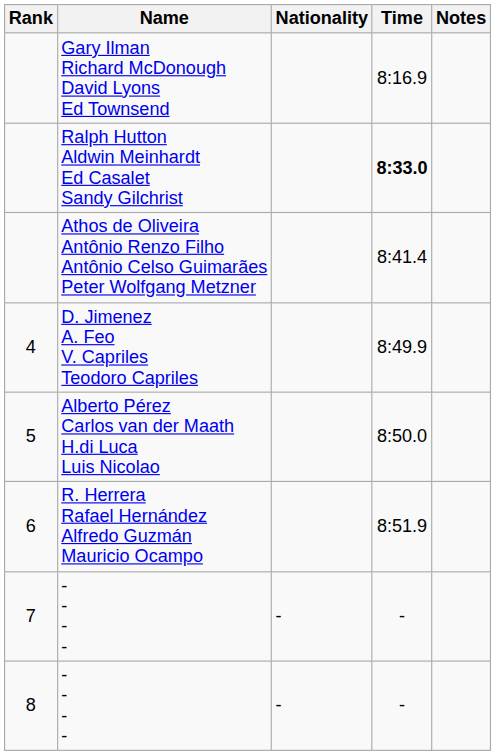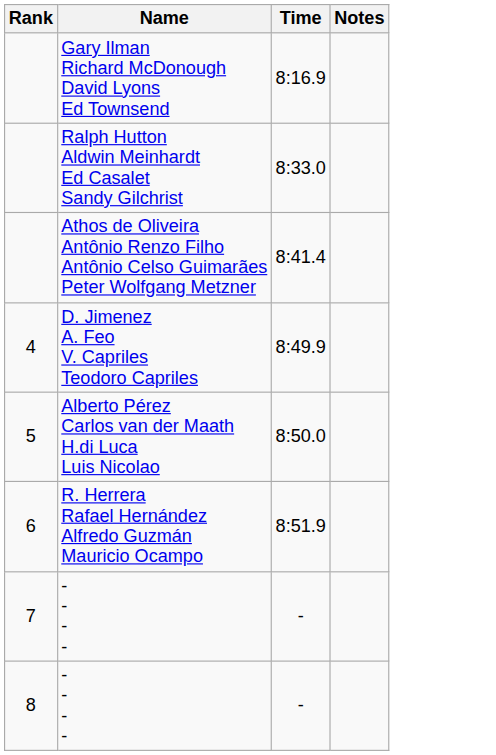- column: (322, 18)
(402, 167) bold -> (301, 167) normal
